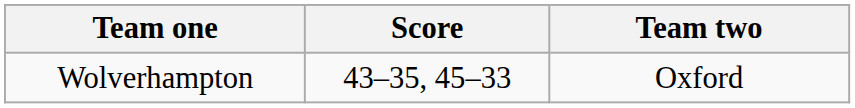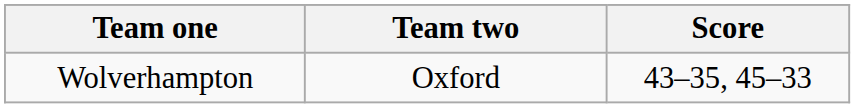columns swapped: (699, 28) <-> (427, 28)
